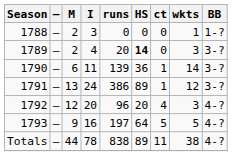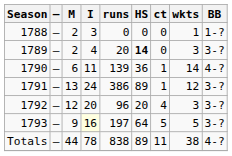(215, 68) 3-? -> (215, 68) 4-?
(215, 105) 4-? -> (215, 105) 3-?
(90, 123) no background -> (90, 123) lightyellow background
(215, 123) 4-? -> (215, 123) 3-?
